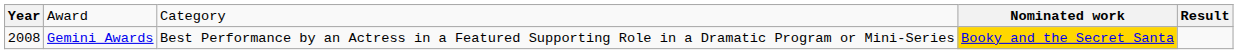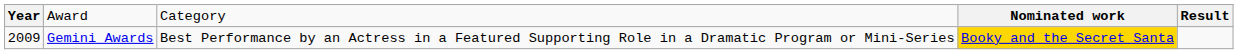(24, 38) 2008 -> (24, 38) 2009
